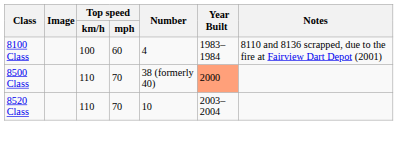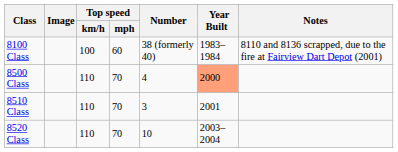(144, 50) 4 -> (168, 50) 38 (formerly 40)
(168, 78) 38 (formerly 40) -> (144, 78) 4
+ row: (18, 106)
